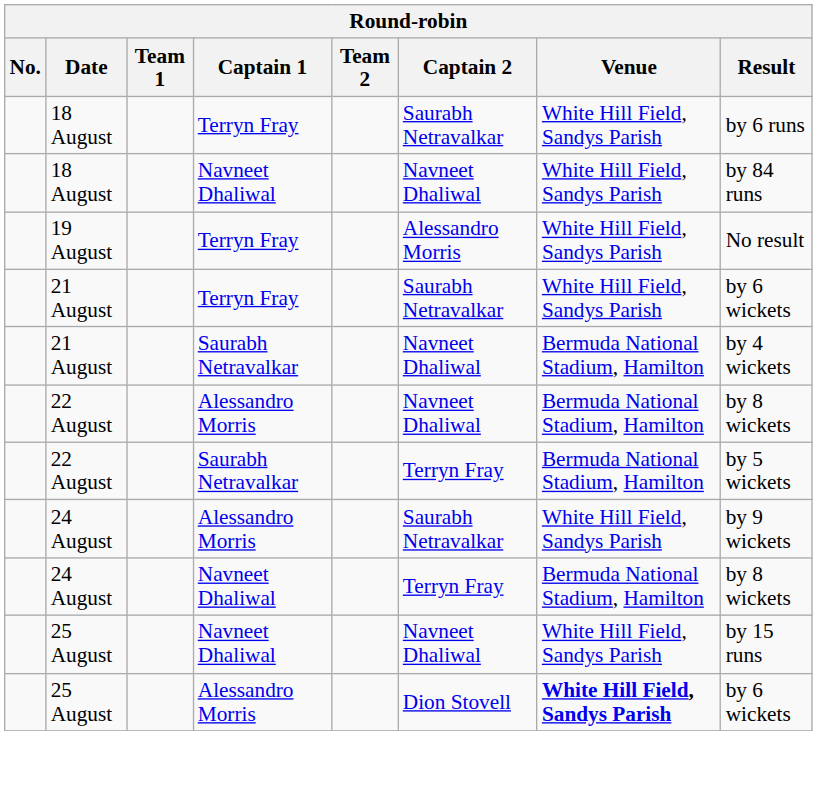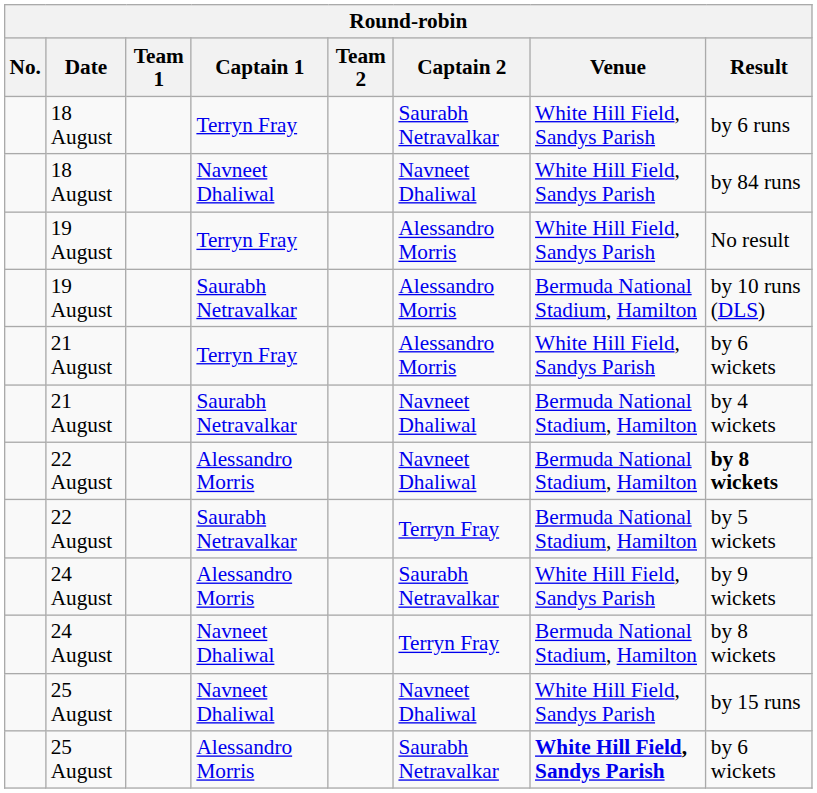+ row: (81, 297)
(453, 297) Saurabh Netravalkar -> (446, 355) Alessandro Morris
(758, 413) normal -> (744, 470) bold
(457, 701) Dion Stovell -> (449, 759) Saurabh Netravalkar
